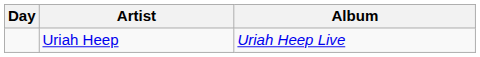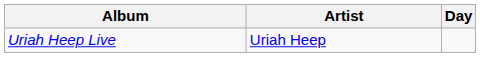columns swapped: (22, 16) <-> (355, 16)
